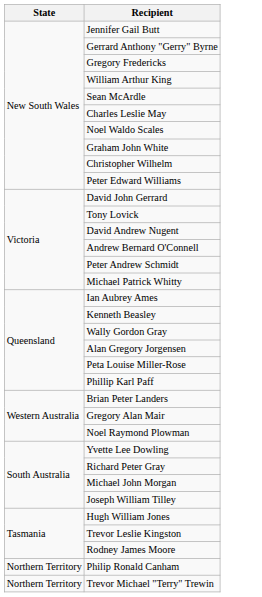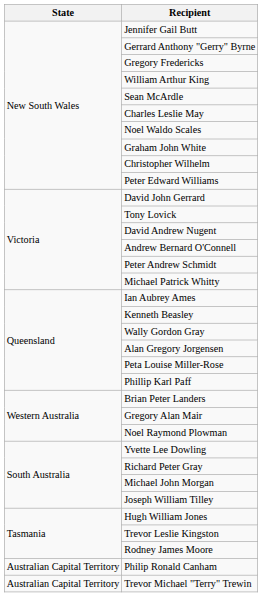(44, 567) Northern Territory -> (63, 567) Australian Capital Territory
(44, 584) Northern Territory -> (63, 584) Australian Capital Territory
